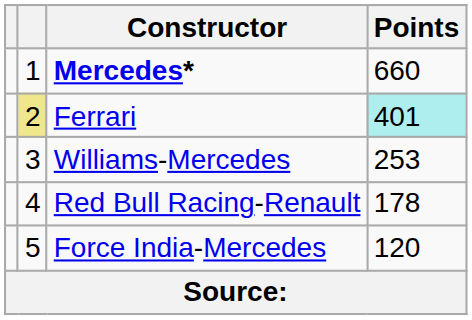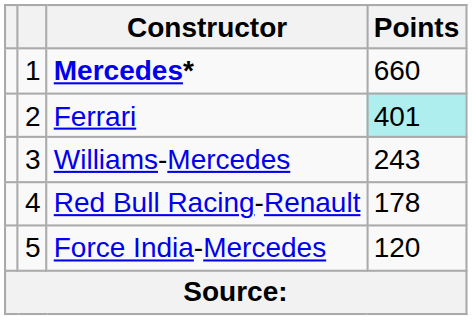(33, 115) khaki background -> (33, 115) no background
(397, 159) 253 -> (397, 159) 243
